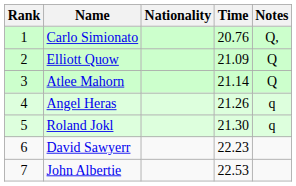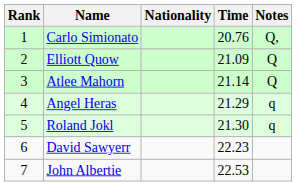(233, 103) 21.26 -> (233, 103) 21.29
